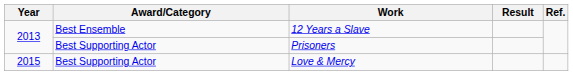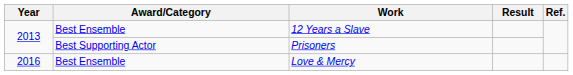(29, 62) 2015 -> (29, 62) 2016
(106, 62) Best Supporting Actor -> (90, 62) Best Ensemble
